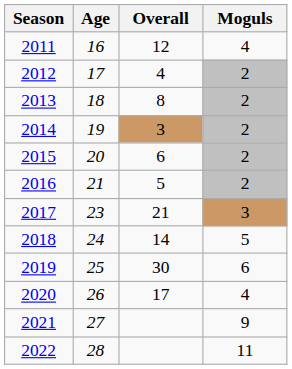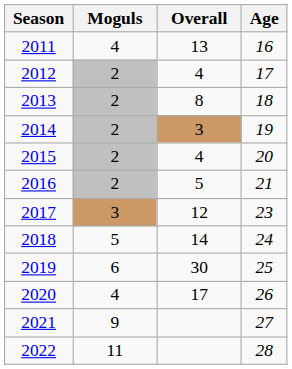columns swapped: (96, 18) <-> (245, 18)
(161, 45) 12 -> (199, 45) 13
(161, 156) 6 -> (199, 156) 4
(161, 211) 21 -> (199, 211) 12
